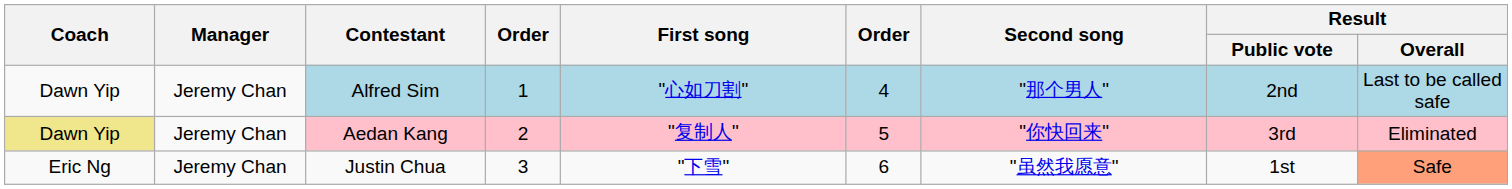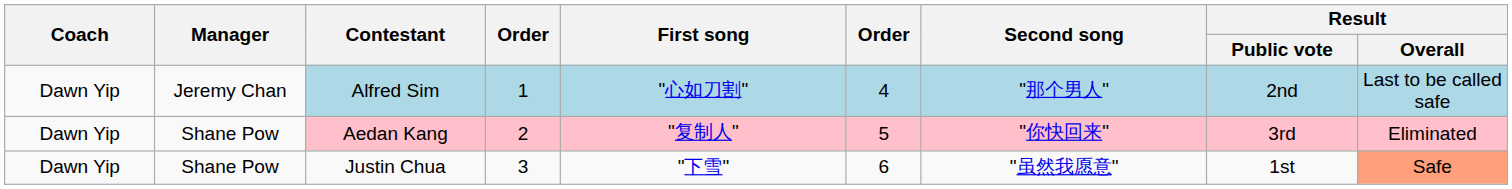(80, 133) khaki background -> (80, 133) no background
(230, 133) Jeremy Chan -> (230, 133) Shane Pow
(80, 167) Eric Ng -> (80, 167) Dawn Yip
(230, 167) Jeremy Chan -> (230, 167) Shane Pow
